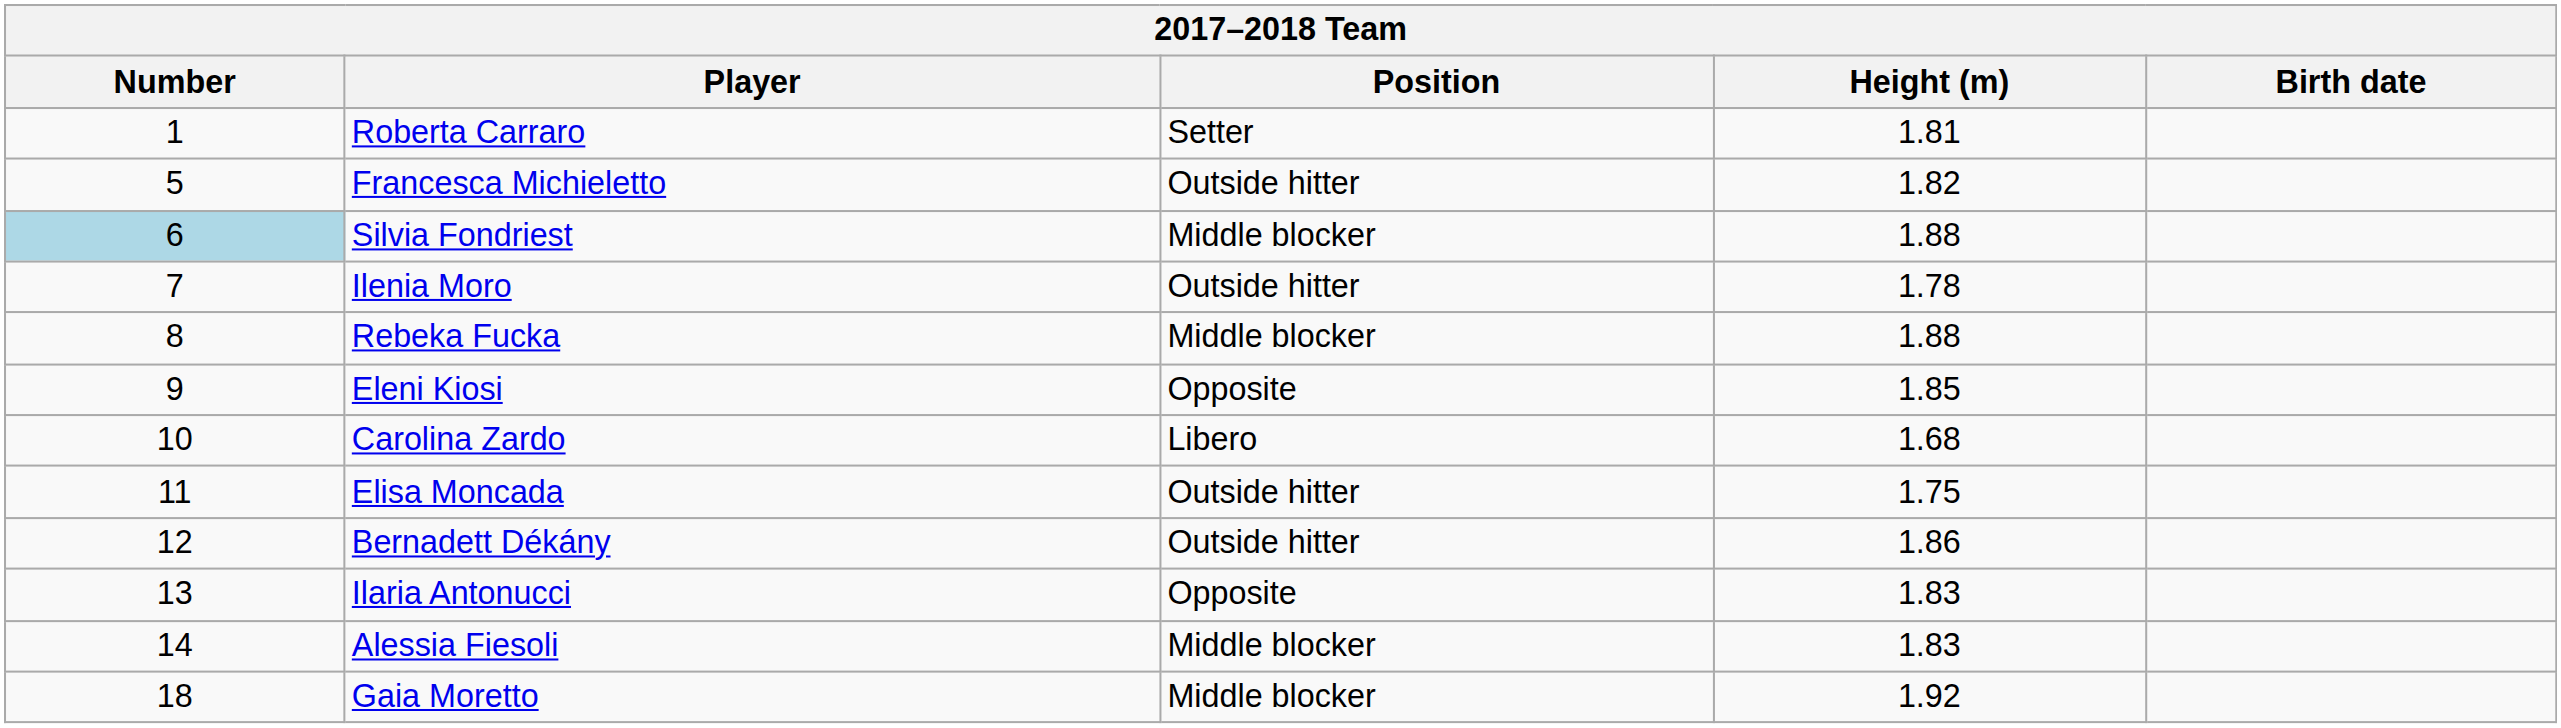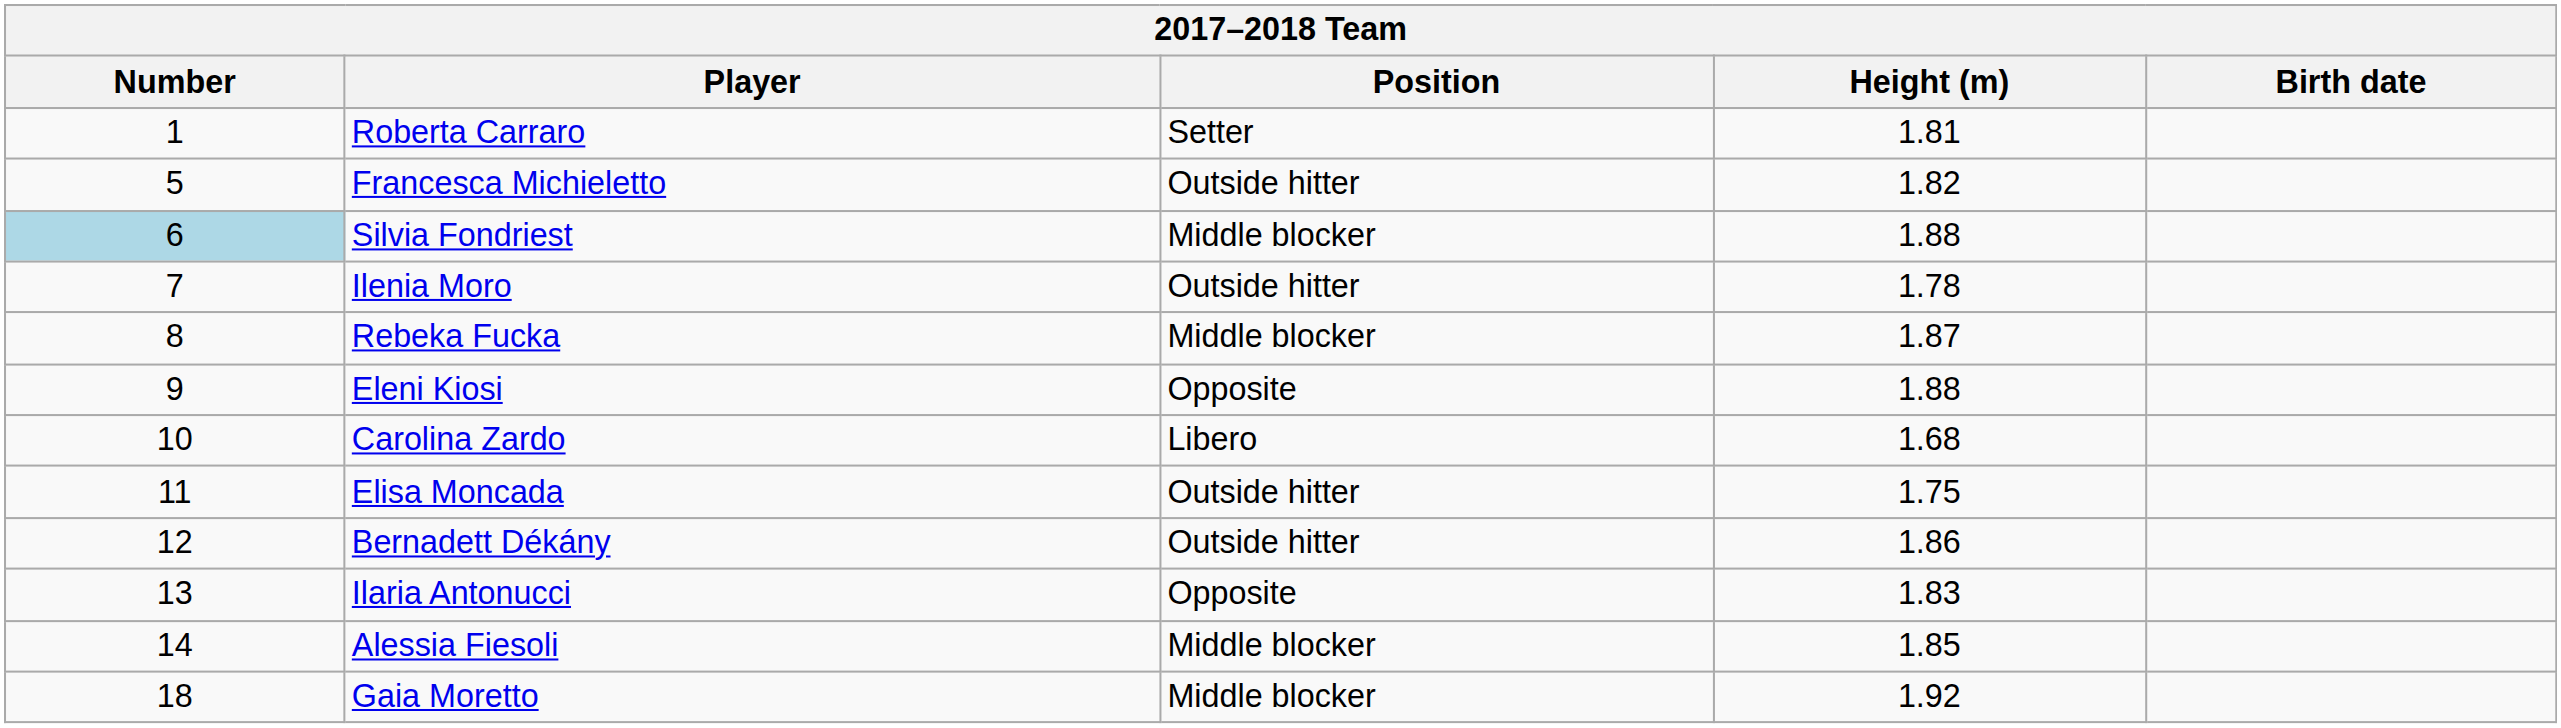(1929, 337) 1.88 -> (1929, 337) 1.87
(1929, 388) 1.85 -> (1929, 388) 1.88
(1929, 645) 1.83 -> (1929, 645) 1.85
